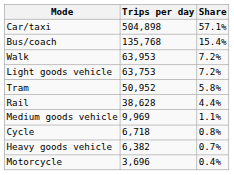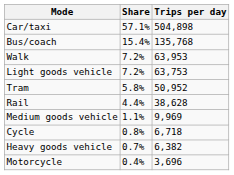columns swapped: (213, 12) <-> (158, 12)
